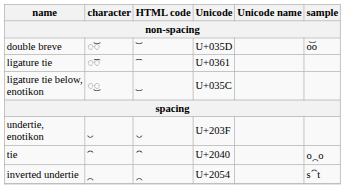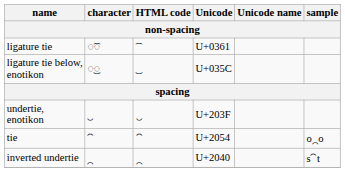- row: (34, 46)
(213, 155) U+2040 -> (213, 138) U+2054
(213, 174) U+2054 -> (213, 157) U+2040
